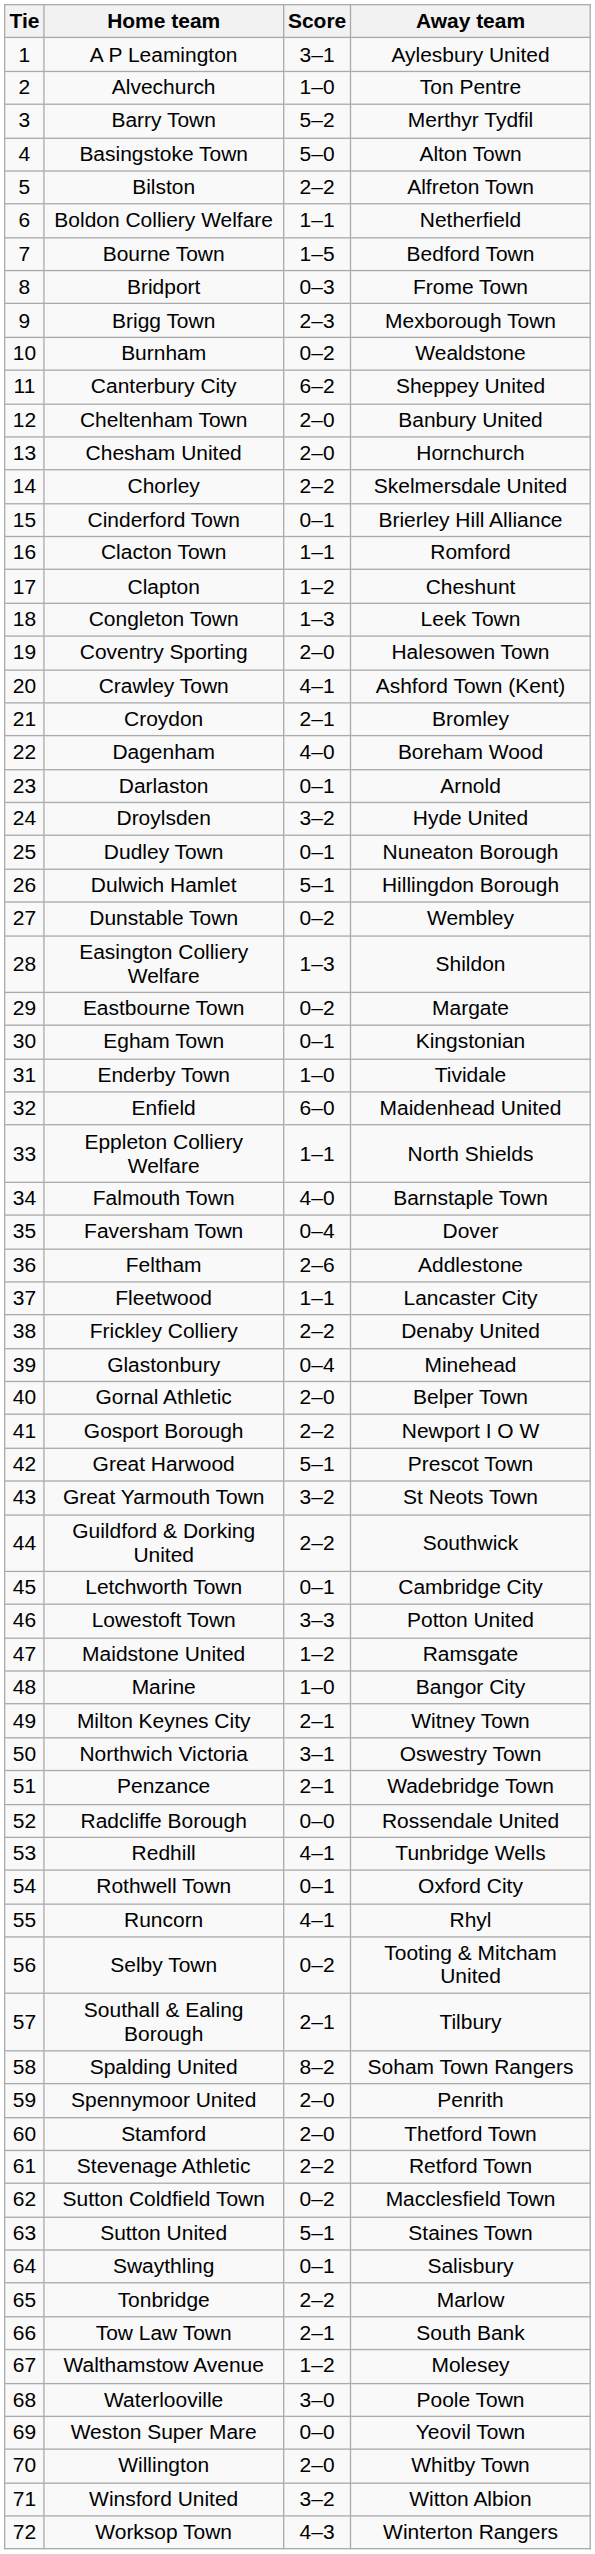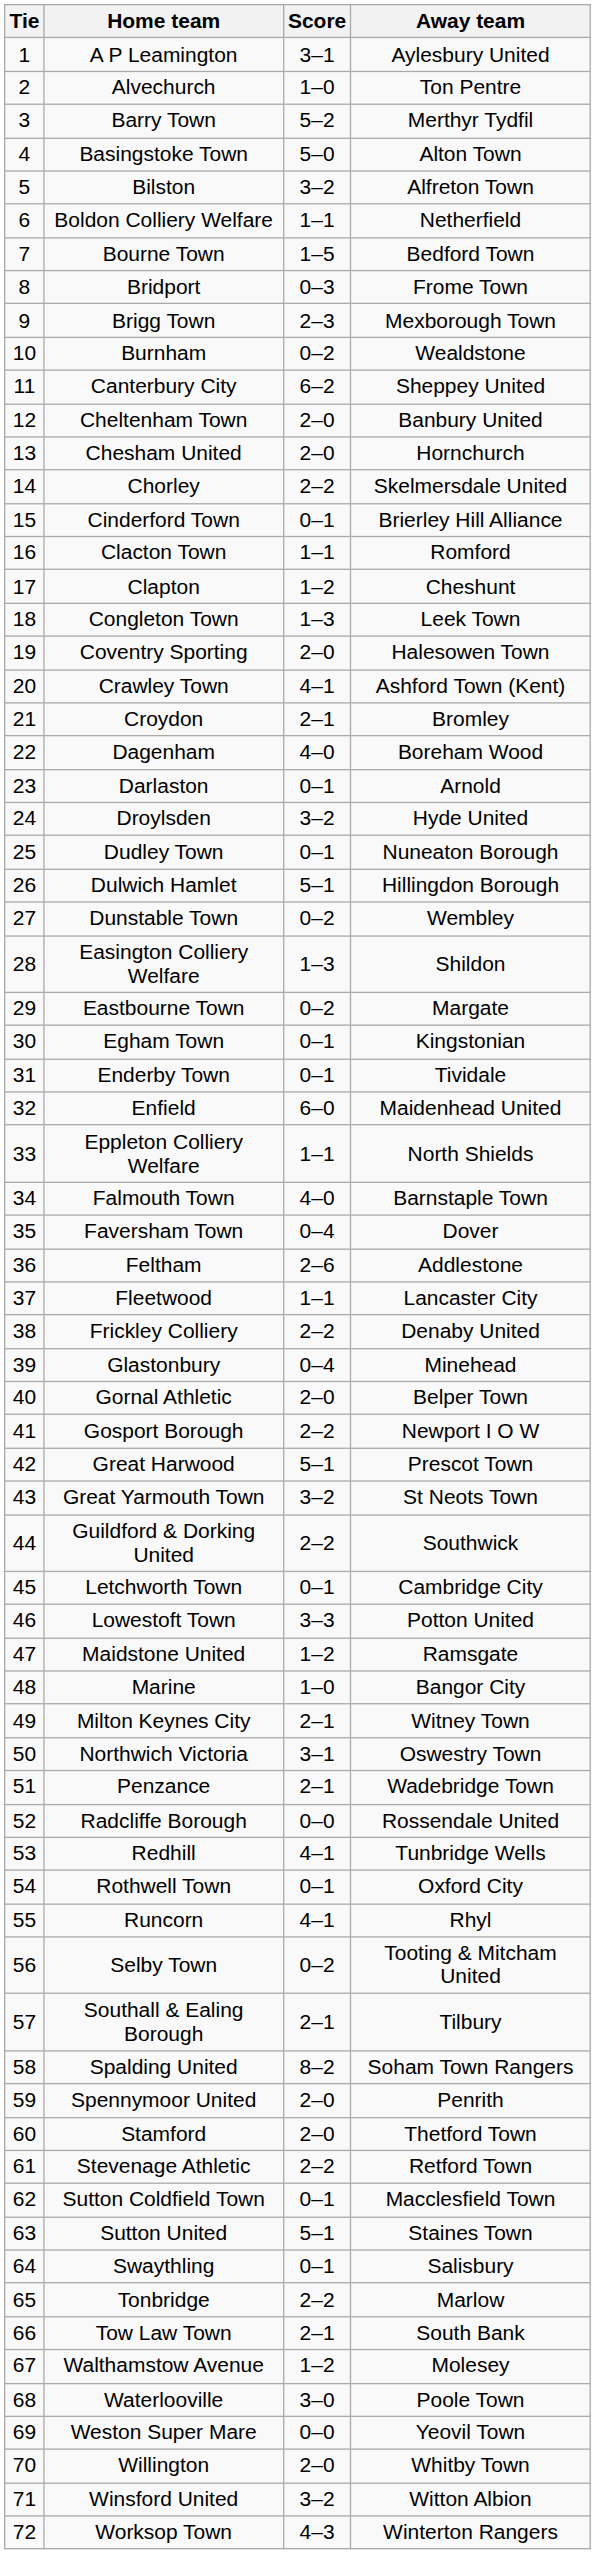(317, 187) 2–2 -> (317, 187) 3–2
(317, 1075) 1–0 -> (317, 1075) 0–1
(317, 2199) 0–2 -> (317, 2199) 0–1
